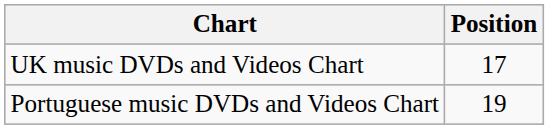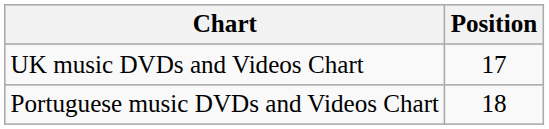(494, 104) 19 -> (494, 104) 18
